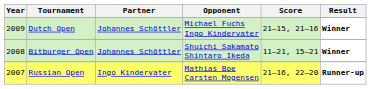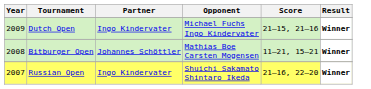(139, 28) Johannes Schöttler -> (134, 28) Ingo Kindervater
(222, 50) Shuichi Sakamato Shintaro Ikeda -> (222, 50) Mathias Boe Carsten Mogensen
(222, 73) Mathias Boe Carsten Mogensen -> (222, 73) Shuichi Sakamato Shintaro Ikeda
(343, 73) Runner-up -> (336, 73) Winner
